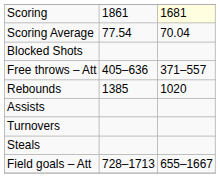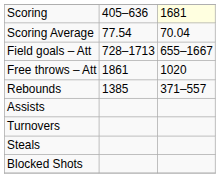(115, 13) 1861 -> (125, 13) 405–636
rows swapped: (49, 164) <-> (45, 51)
(125, 70) 405–636 -> (115, 70) 1861
(183, 70) 371–557 -> (173, 70) 1020
(173, 88) 1020 -> (183, 88) 371–557
